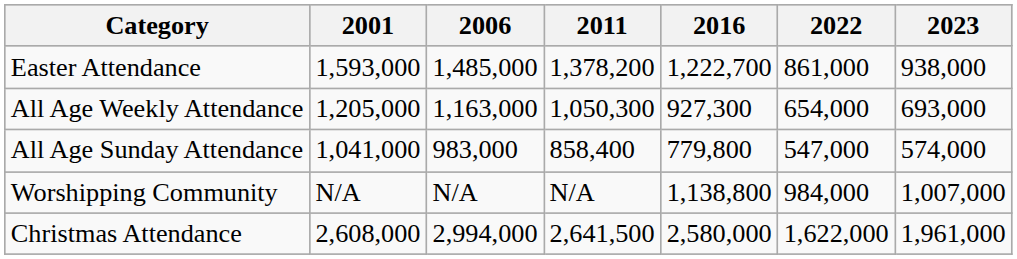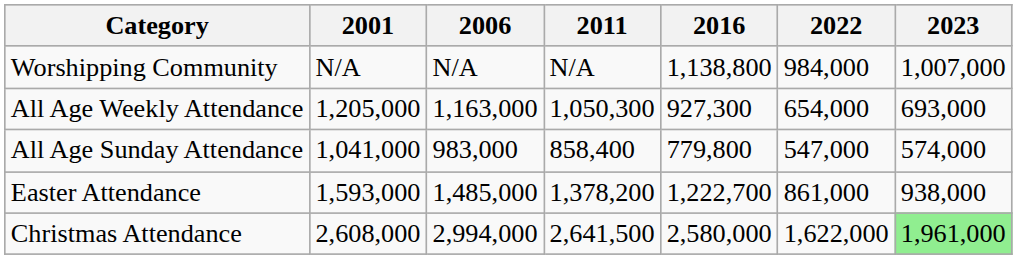rows swapped: (144, 191) <-> (106, 66)
(953, 233) no background -> (953, 233) lightgreen background
